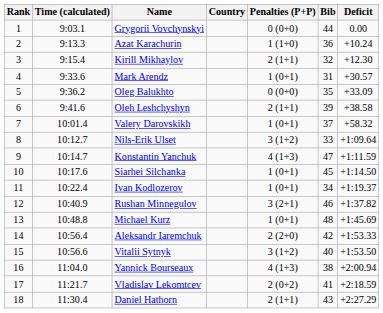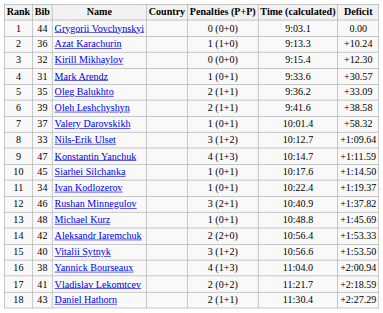columns swapped: (328, 12) <-> (72, 12)
(283, 60) 2 (1+1) -> (223, 60) 0 (0+0)
(283, 92) 0 (0+0) -> (223, 92) 2 (1+1)
